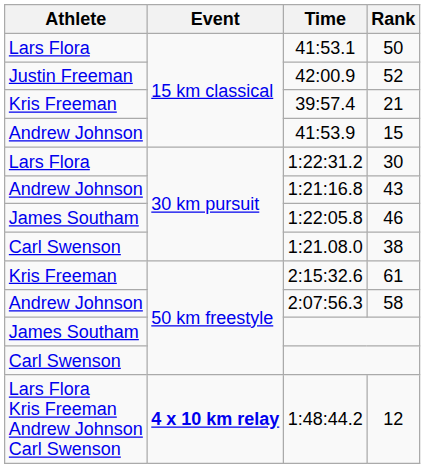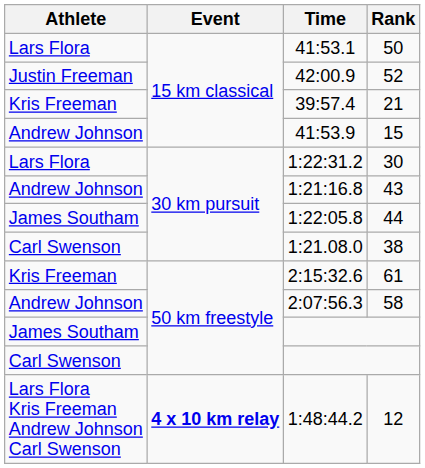(393, 218) 46 -> (393, 218) 44
